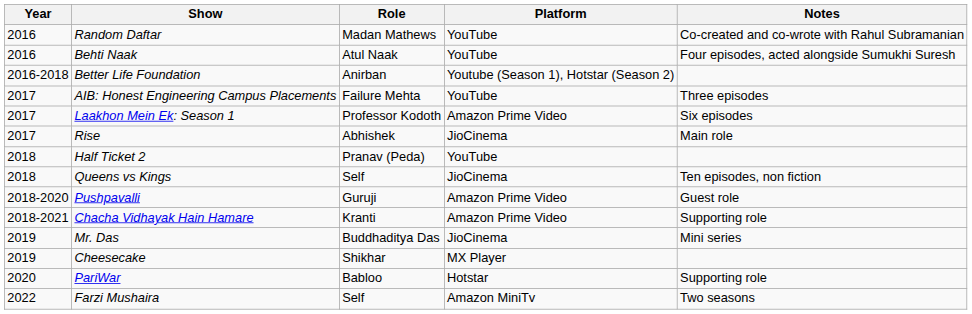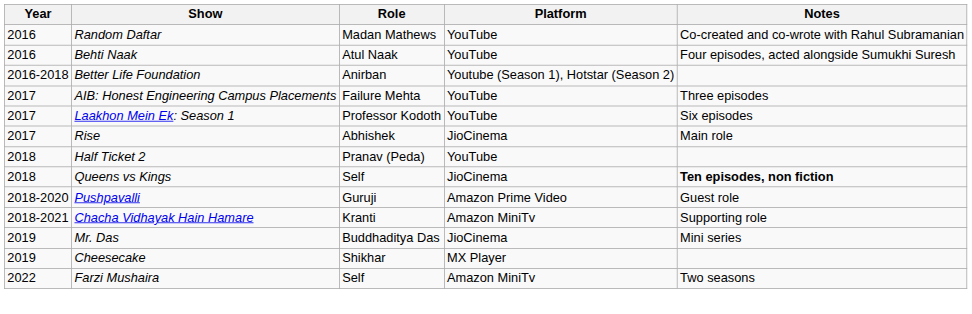(507, 116) Amazon Prime Video -> (472, 116) YouTube
(751, 177) normal -> (757, 177) bold
(507, 217) Amazon Prime Video -> (491, 217) Amazon MiniTv
- row: (97, 278)
